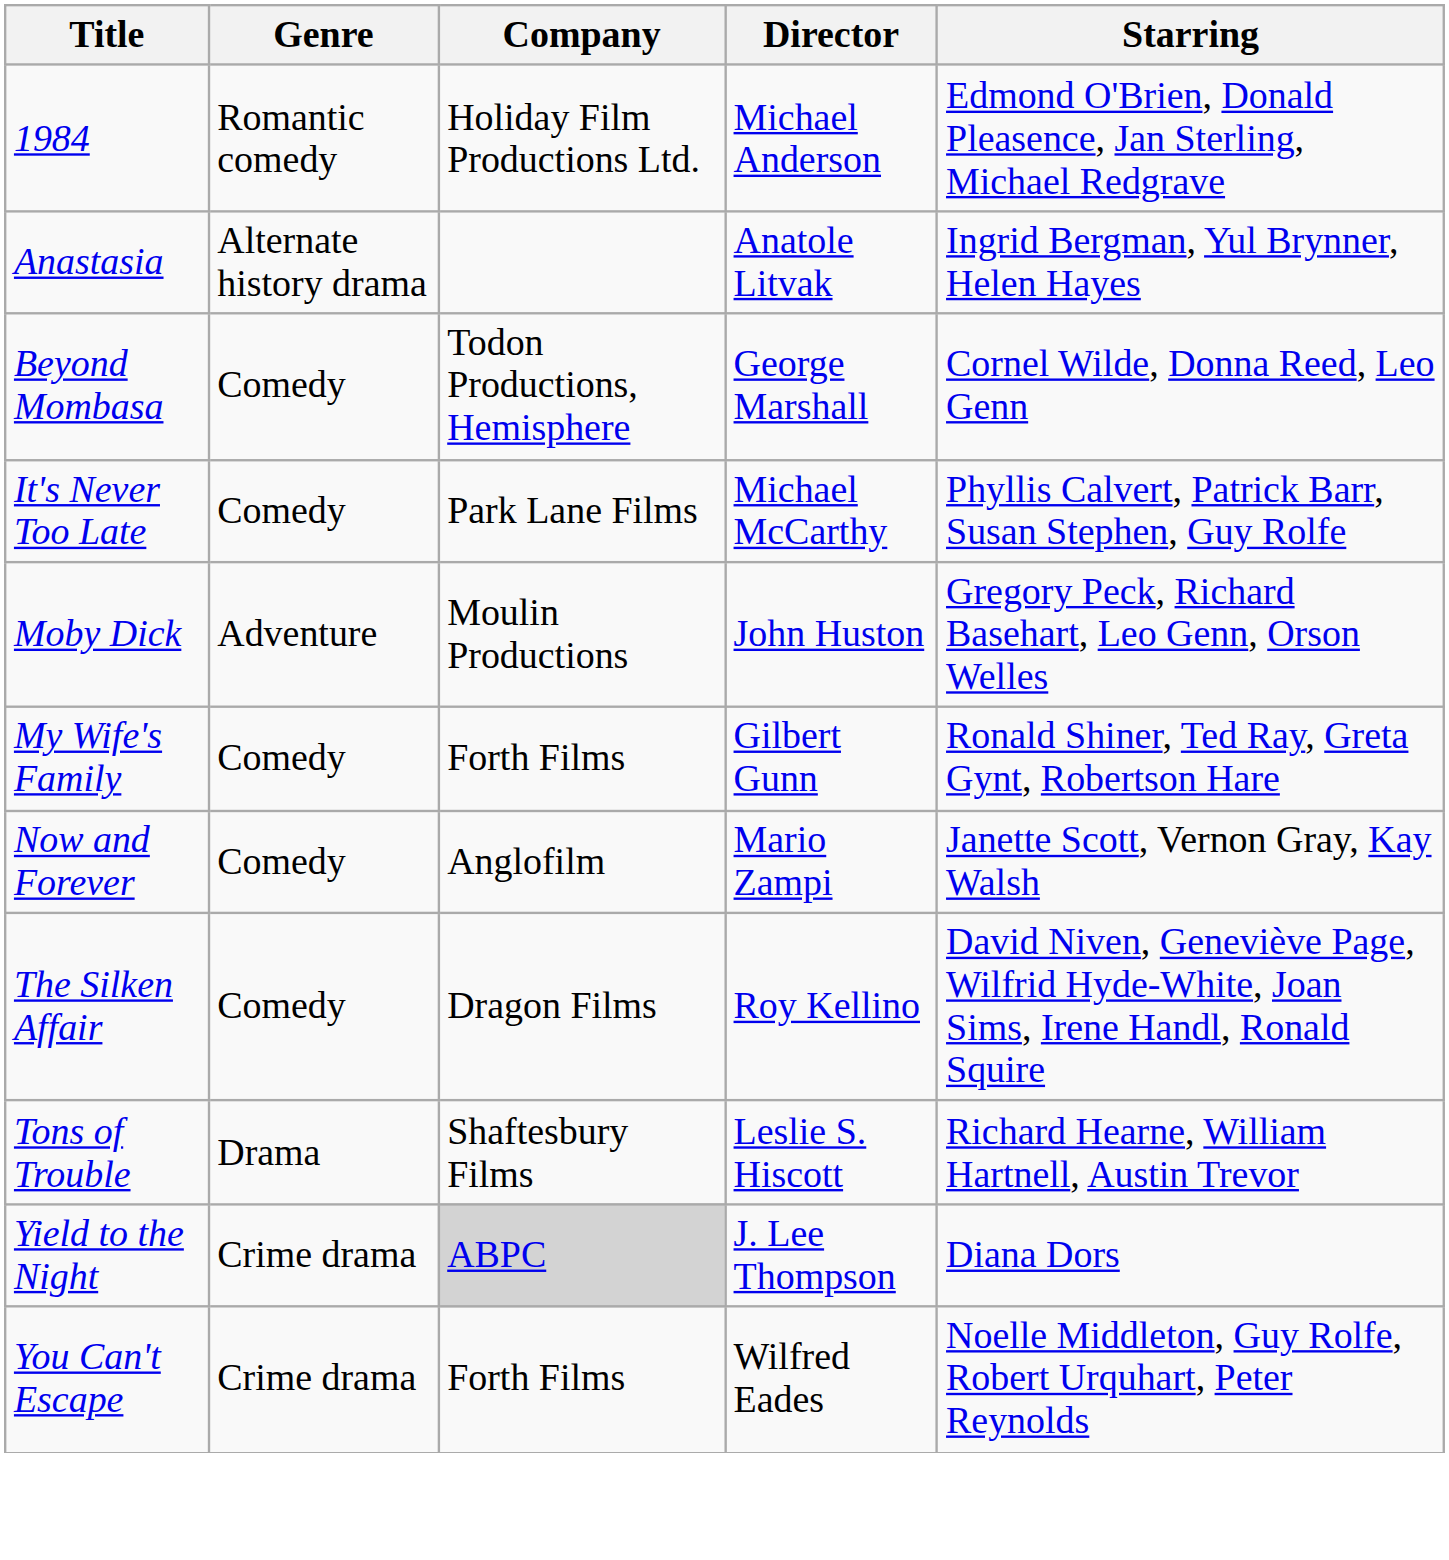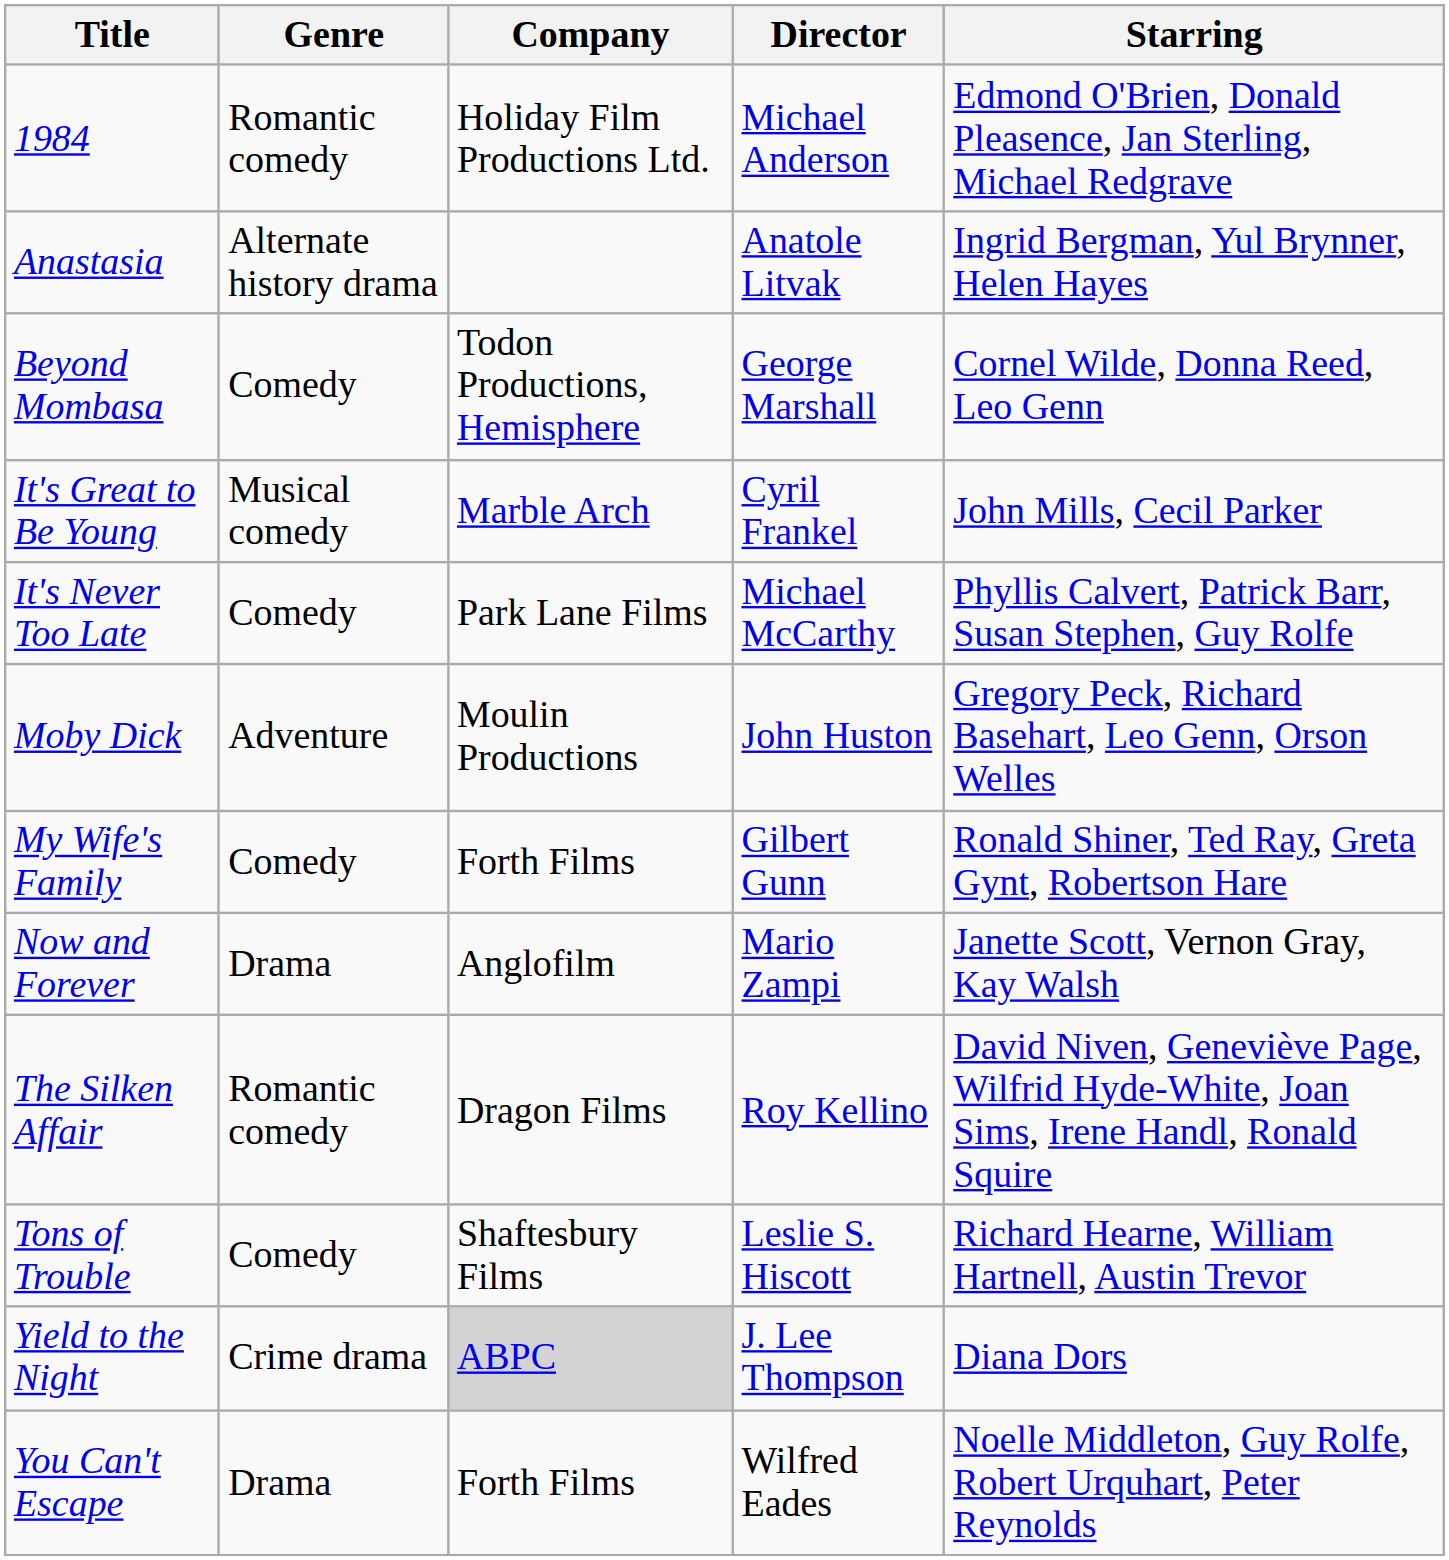+ row: (105, 509)
(282, 860) Comedy -> (280, 963) Drama
(282, 1006) Comedy -> (302, 1109) Romantic comedy
(269, 1151) Drama -> (292, 1254) Comedy
(317, 1378) Crime drama -> (280, 1481) Drama
